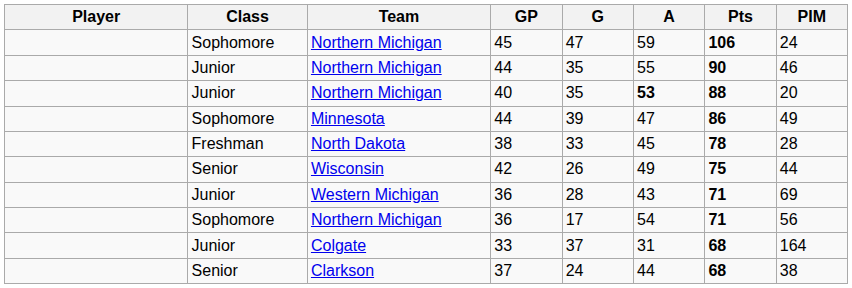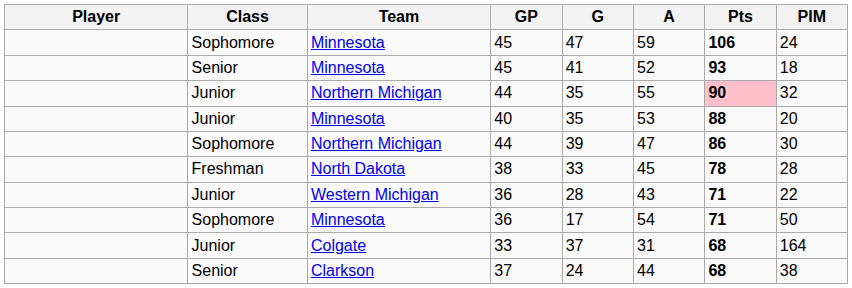(376, 42) Northern Michigan -> (348, 42) Minnesota
+ row: (215, 67)
(717, 67) no background -> (717, 93) pink background
(789, 67) 46 -> (789, 93) 32
(376, 93) Northern Michigan -> (348, 118) Minnesota
(646, 93) bold -> (646, 118) normal
(348, 118) Minnesota -> (376, 144) Northern Michigan
(789, 118) 49 -> (789, 144) 30
- row: (215, 169)
(789, 194) 69 -> (789, 194) 22
(376, 220) Northern Michigan -> (348, 220) Minnesota
(789, 220) 56 -> (789, 220) 50
